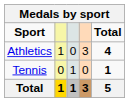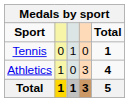rows swapped: (30, 51) <-> (30, 69)
